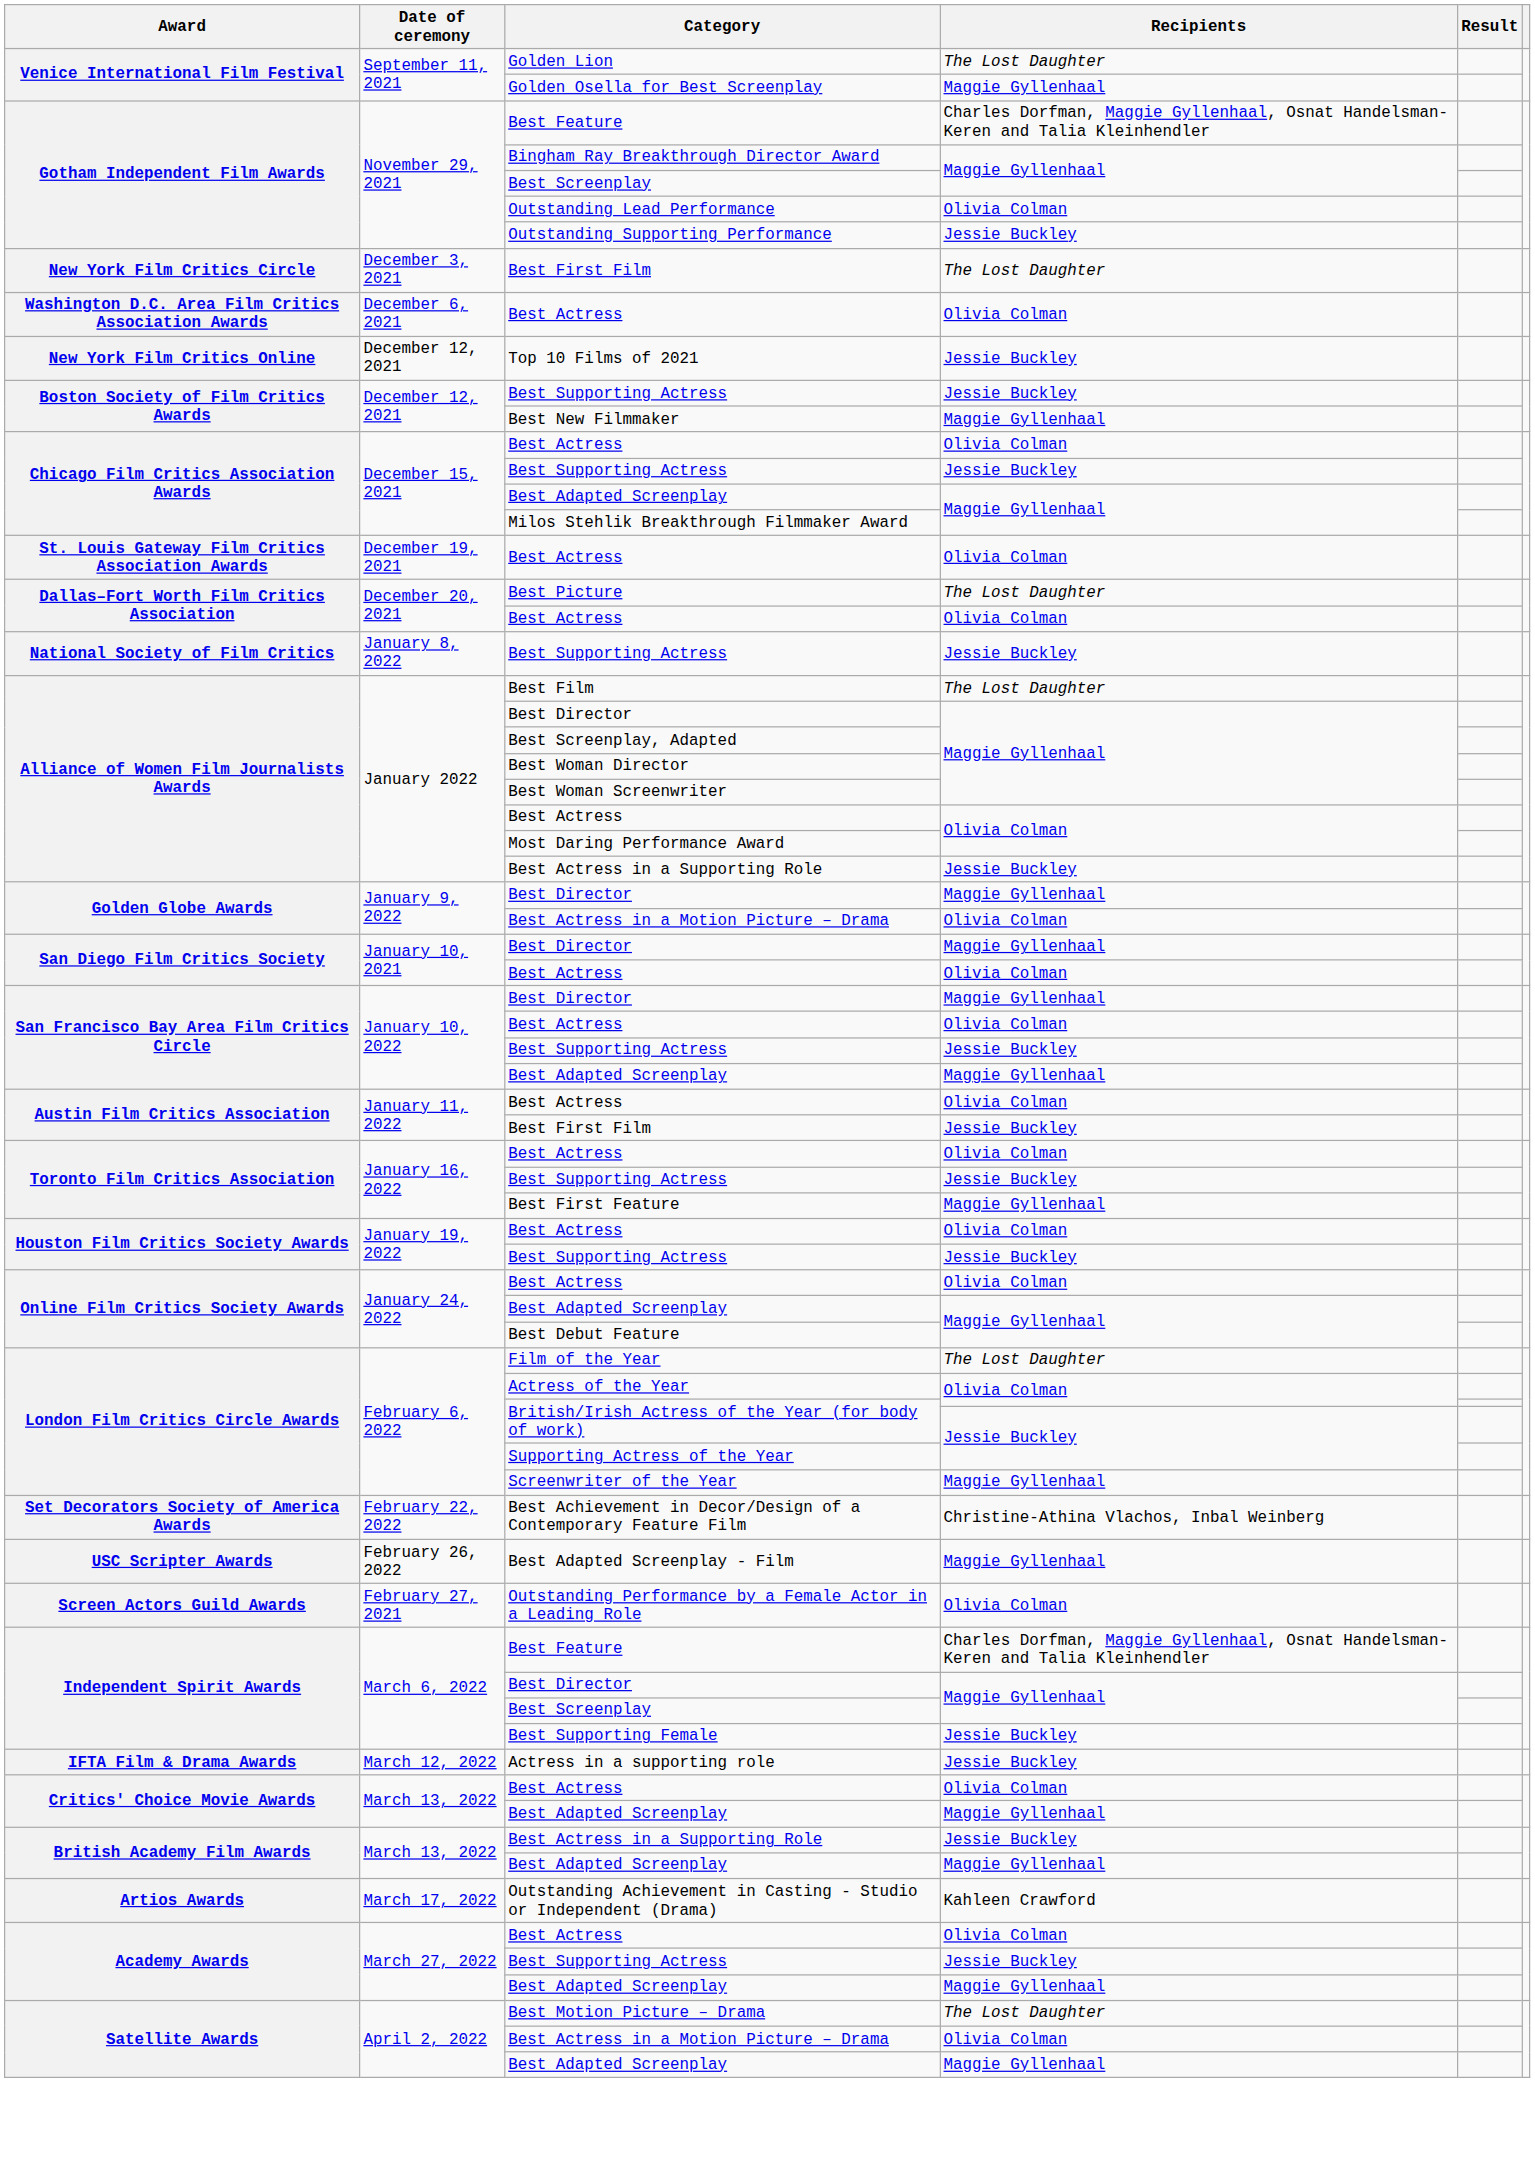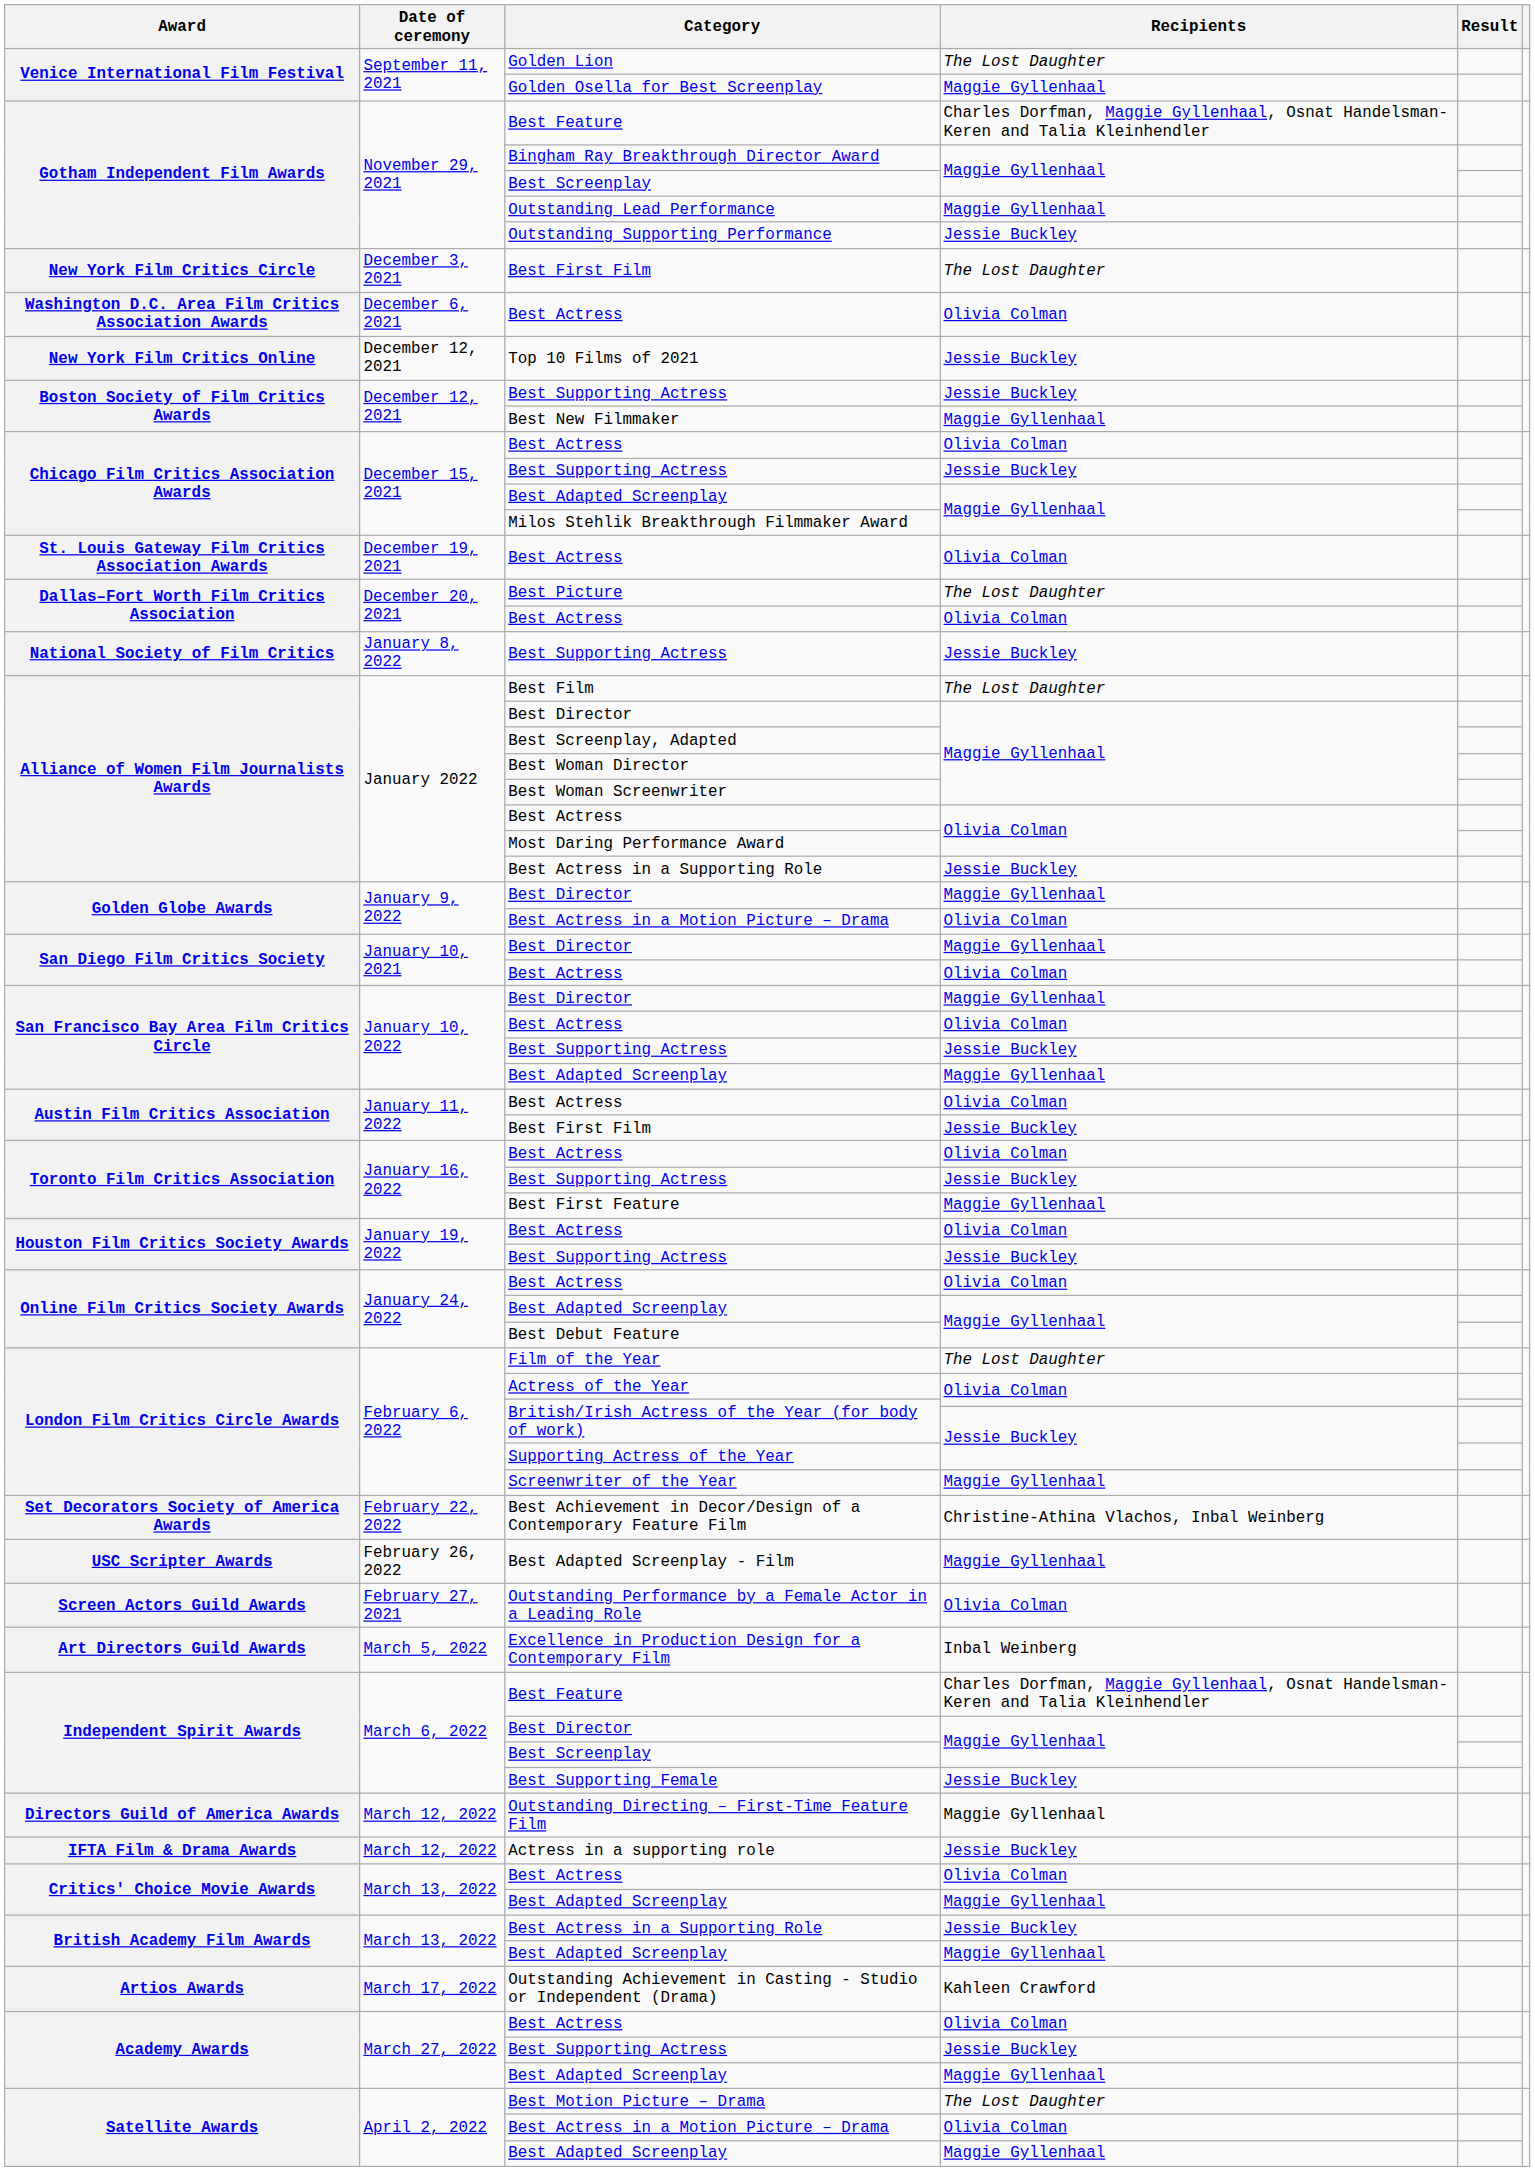(1005, 209) Olivia Colman -> (1024, 209) Maggie Gyllenhaal
+ row: (182, 1650)
+ row: (182, 1816)
